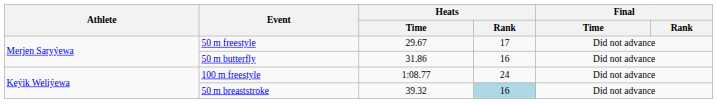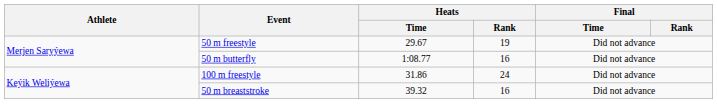(505, 44) 17 -> (505, 44) 19
(416, 59) 31.86 -> (416, 59) 1:08.77
(416, 75) 1:08.77 -> (416, 75) 31.86
(505, 91) lightblue background -> (505, 91) no background
